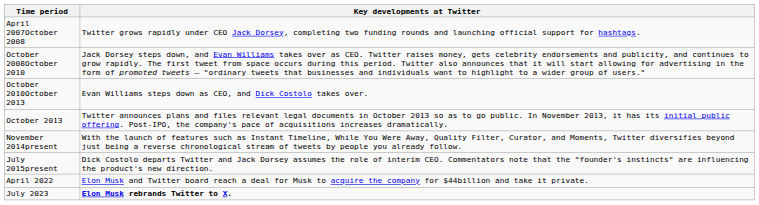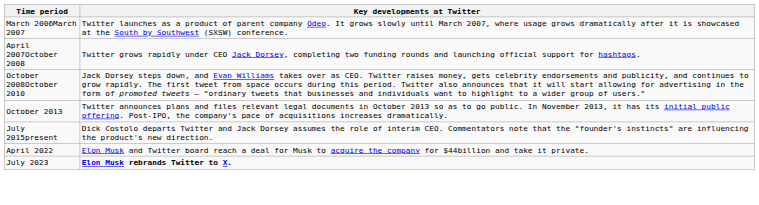+ row: (41, 28)
- row: (32, 94)
- row: (32, 142)
